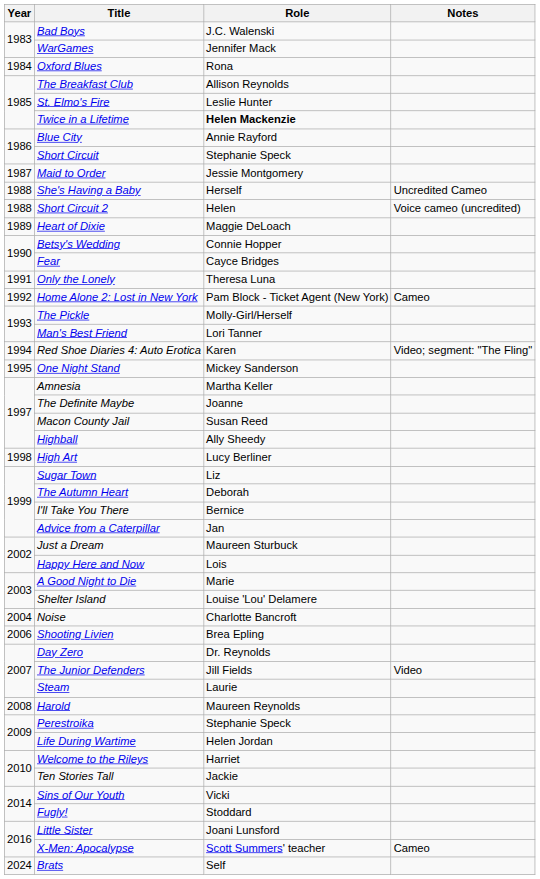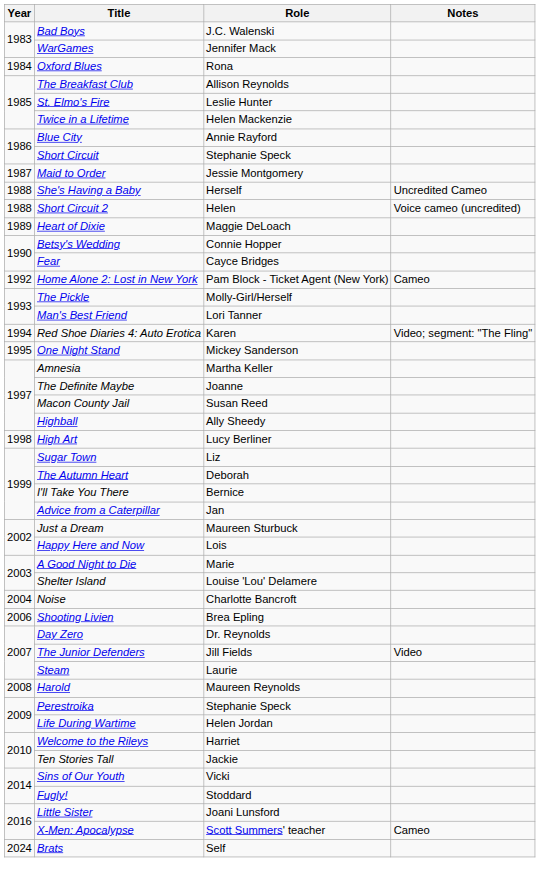(251, 119) bold -> (249, 119) normal
- row: (76, 279)
